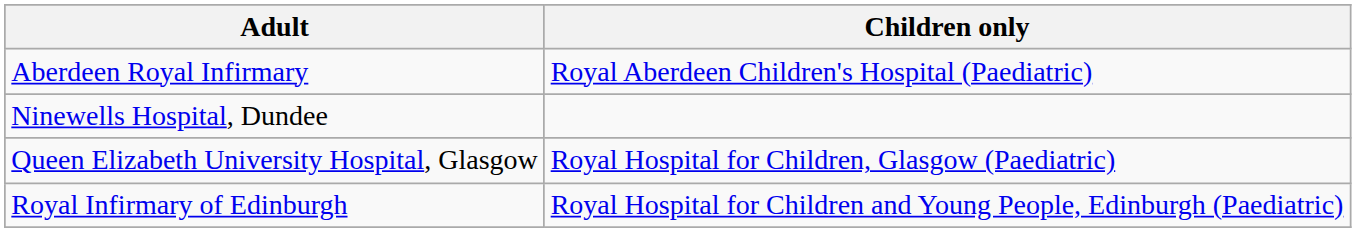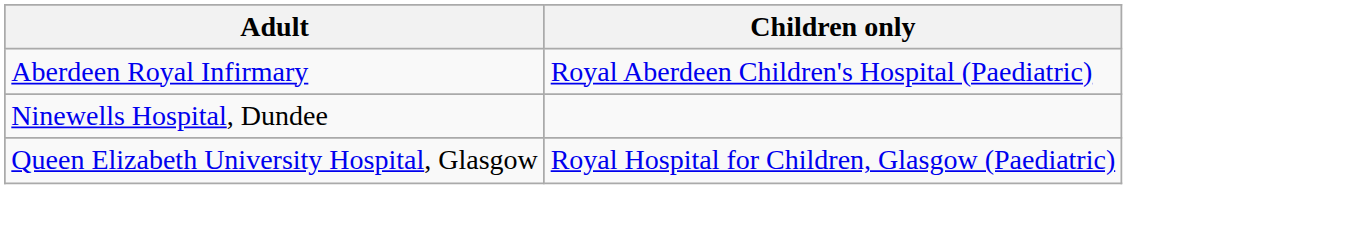- row: (179, 204)
